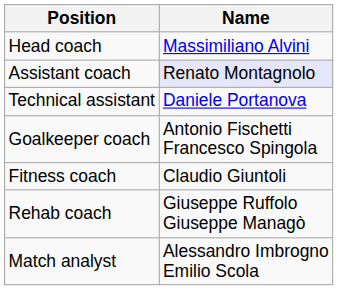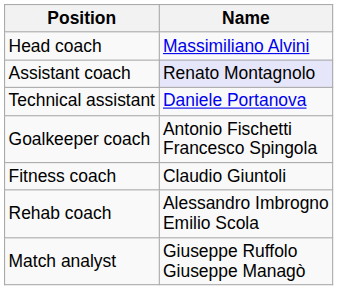(234, 213) Giuseppe Ruffolo Giuseppe Managò -> (246, 213) Alessandro Imbrogno Emilio Scola
(246, 260) Alessandro Imbrogno Emilio Scola -> (234, 260) Giuseppe Ruffolo Giuseppe Managò
